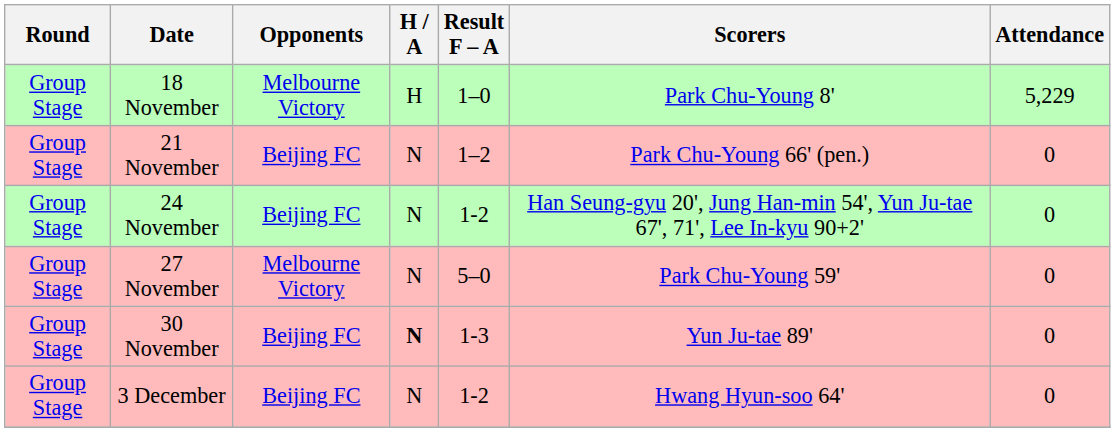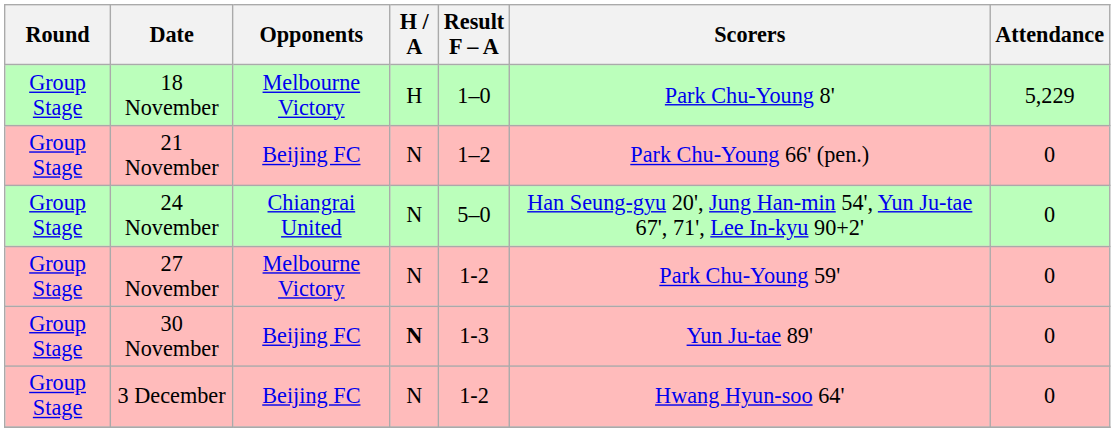(311, 215) Beijing FC -> (311, 215) Chiangrai United
(474, 215) 1-2 -> (474, 215) 5–0
(474, 275) 5–0 -> (474, 275) 1-2
